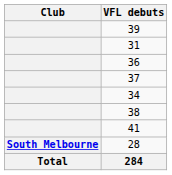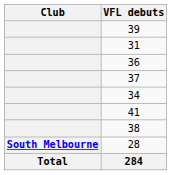rows swapped: (134, 112) <-> (134, 128)
